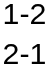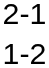rows swapped: (25, 14) <-> (25, 54)
